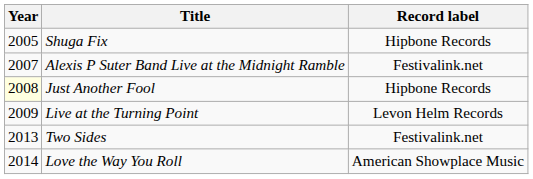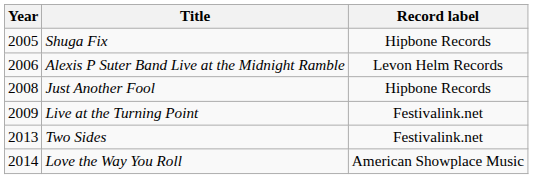(23, 64) 2007 -> (23, 64) 2006
(438, 64) Festivalink.net -> (438, 64) Levon Helm Records
(23, 88) lightyellow background -> (23, 88) no background
(438, 112) Levon Helm Records -> (438, 112) Festivalink.net
